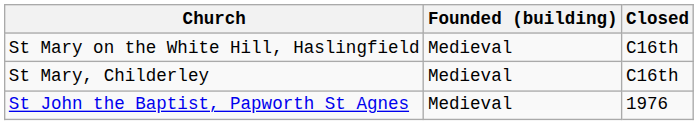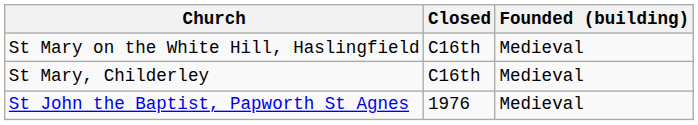columns swapped: (523, 19) <-> (657, 19)
